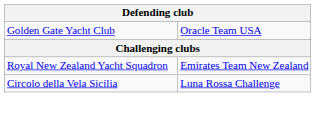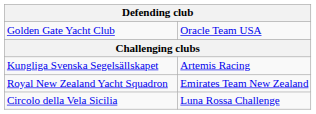+ row: (83, 65)
